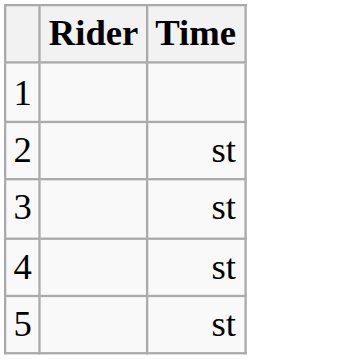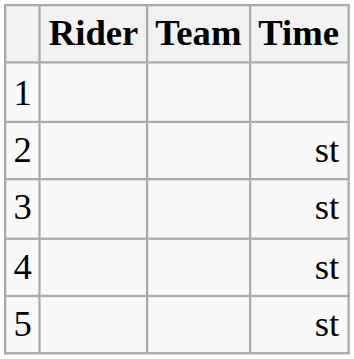+ column: (198, 33)
